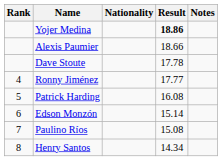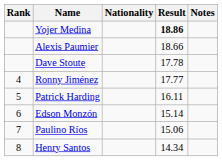(172, 97) 16.08 -> (172, 97) 16.11
(172, 130) 15.08 -> (172, 130) 15.06
